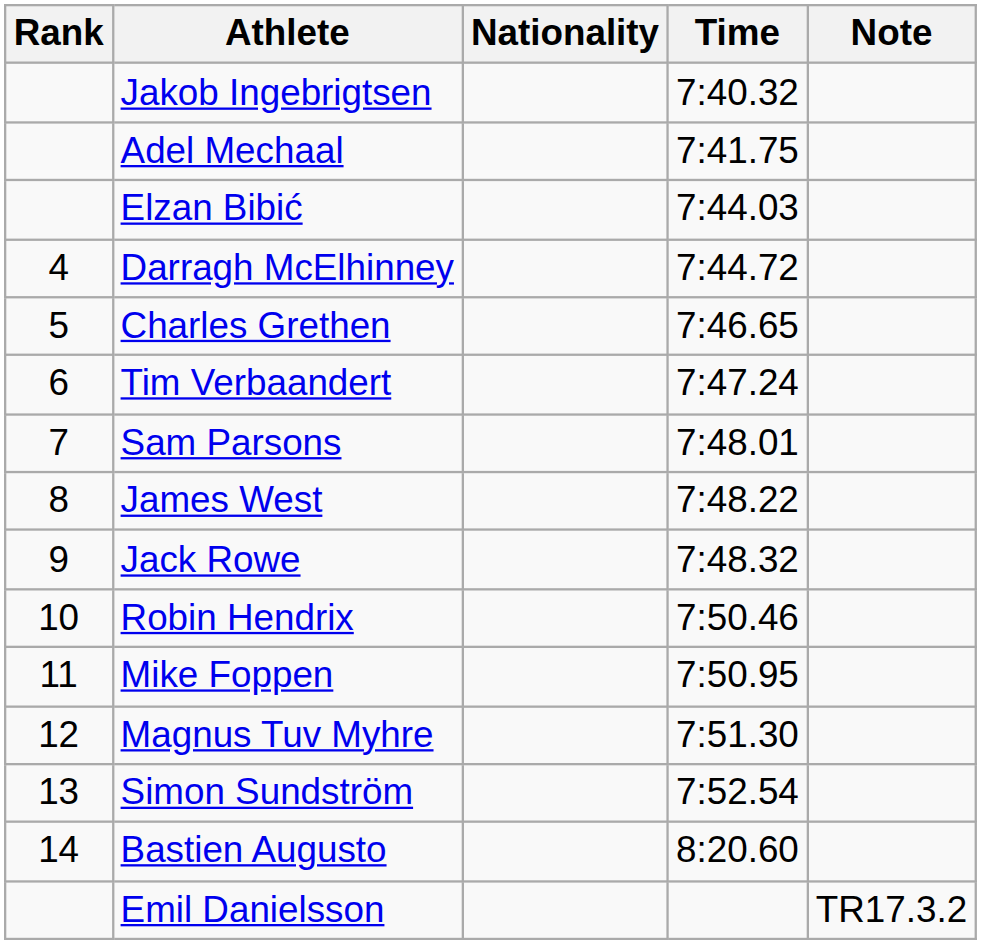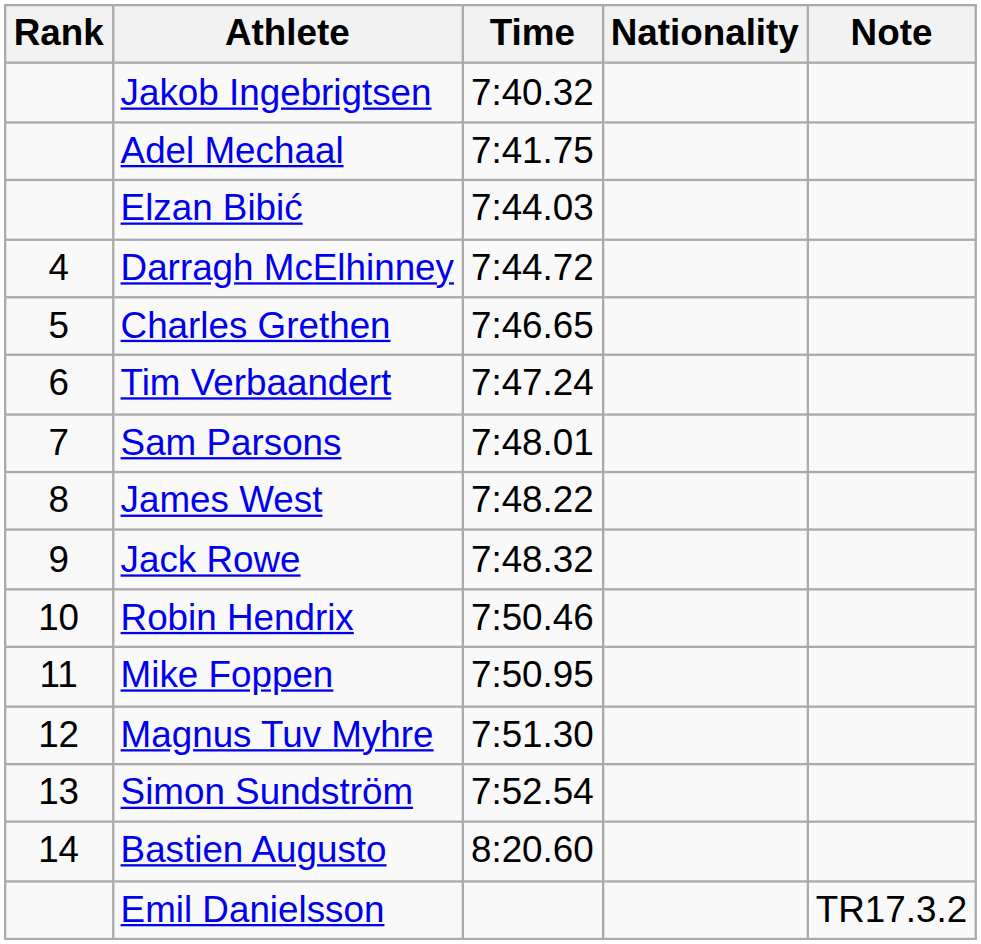columns swapped: (565, 33) <-> (737, 33)
